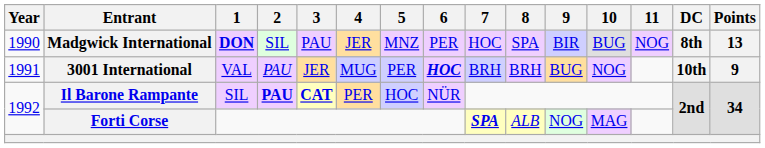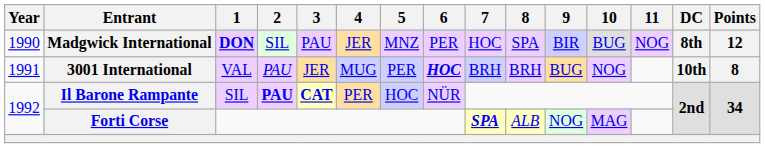(735, 43) 13 -> (735, 43) 12
(735, 69) 9 -> (735, 69) 8
